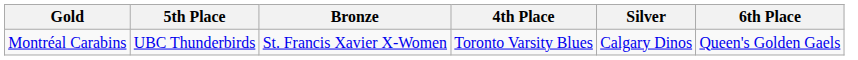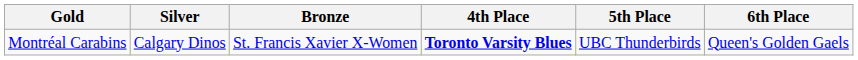columns swapped: (646, 17) <-> (195, 17)
(524, 42) normal -> (498, 42) bold
